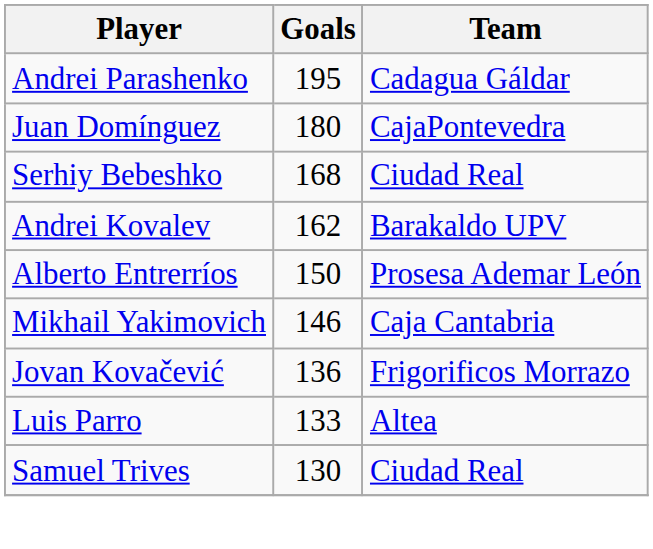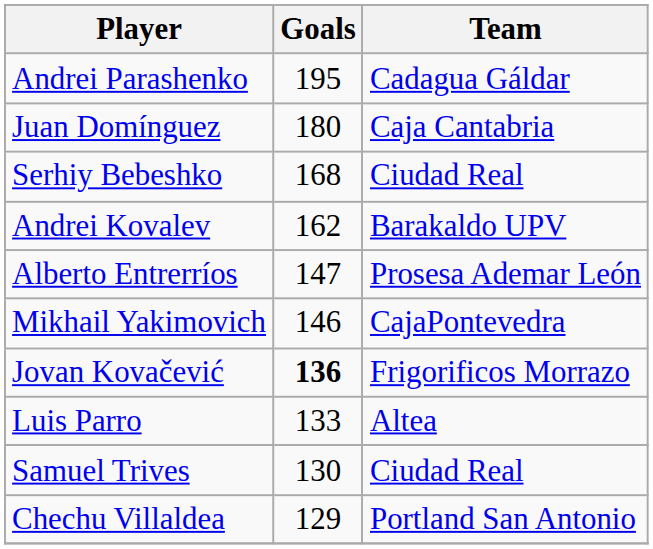(468, 126) CajaPontevedra -> (462, 126) Caja Cantabria
(318, 273) 150 -> (318, 273) 147
(462, 322) Caja Cantabria -> (468, 322) CajaPontevedra
(318, 371) normal -> (318, 371) bold
+ row: (118, 518)
